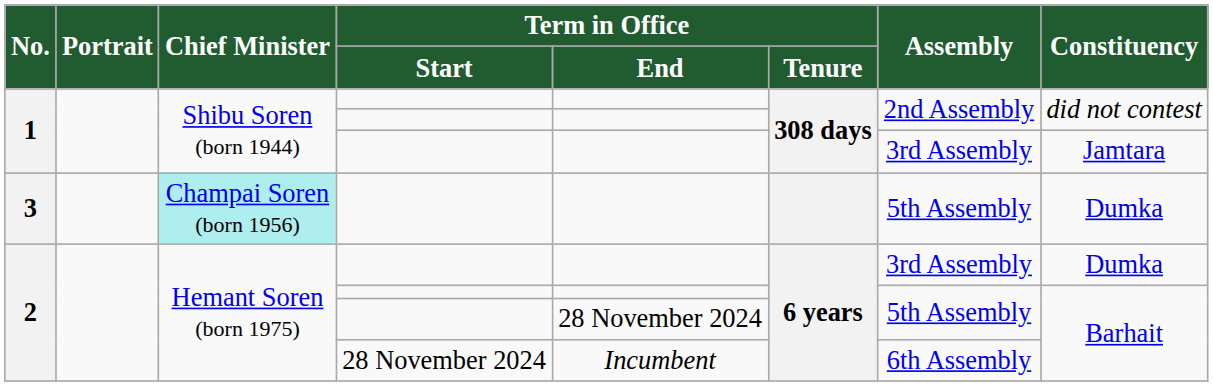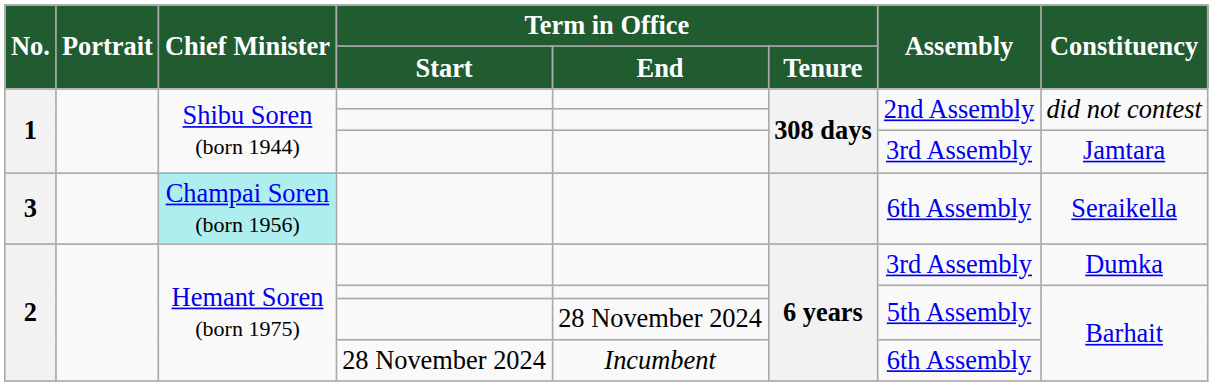(959, 207) 5th Assembly -> (959, 207) 6th Assembly
(1124, 207) Dumka -> (1124, 207) Seraikella
